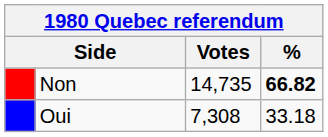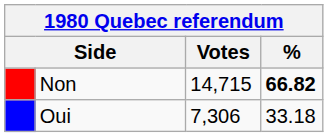(221, 84) 14,735 -> (221, 84) 14,715
(215, 116) 7,308 -> (215, 116) 7,306
